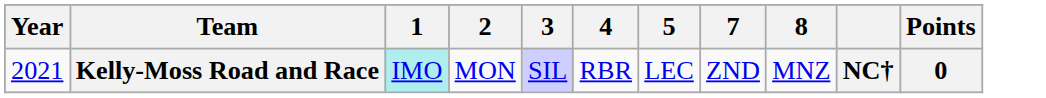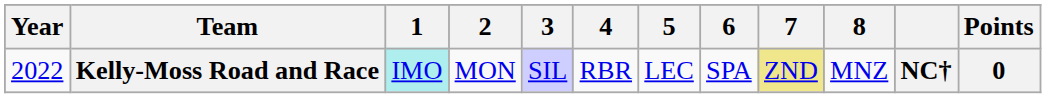+ column: (729, 26)
(37, 69) 2021 -> (37, 69) 2022
(733, 69) no background -> (791, 69) khaki background
